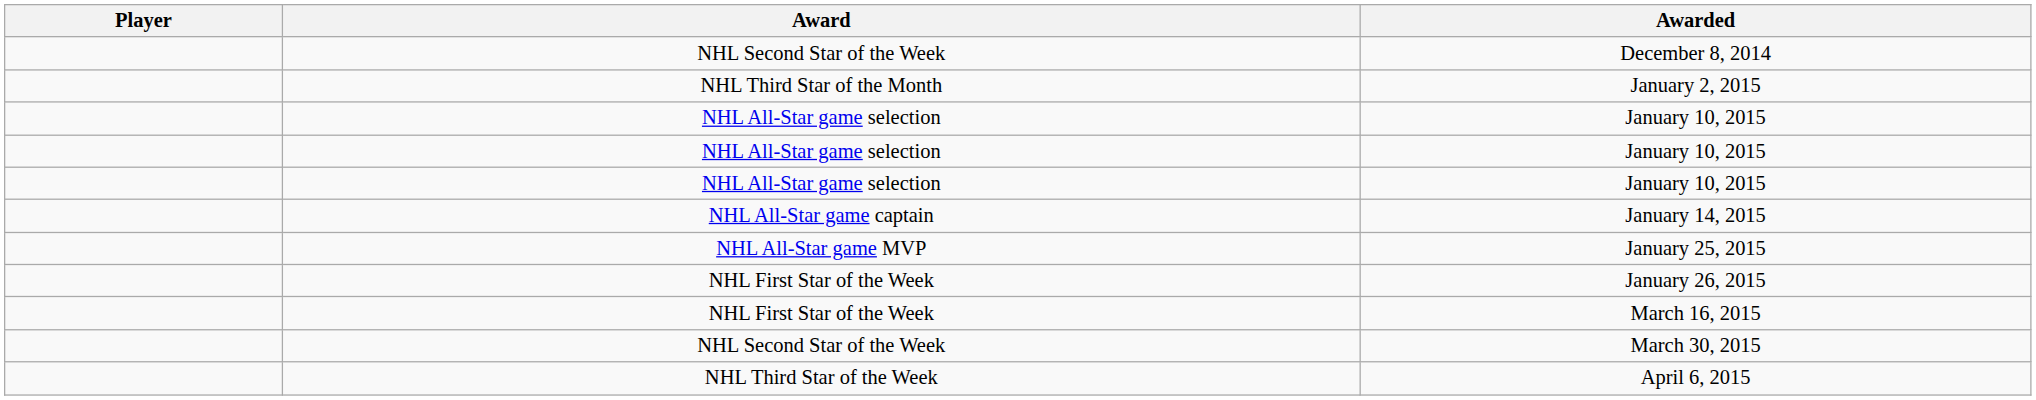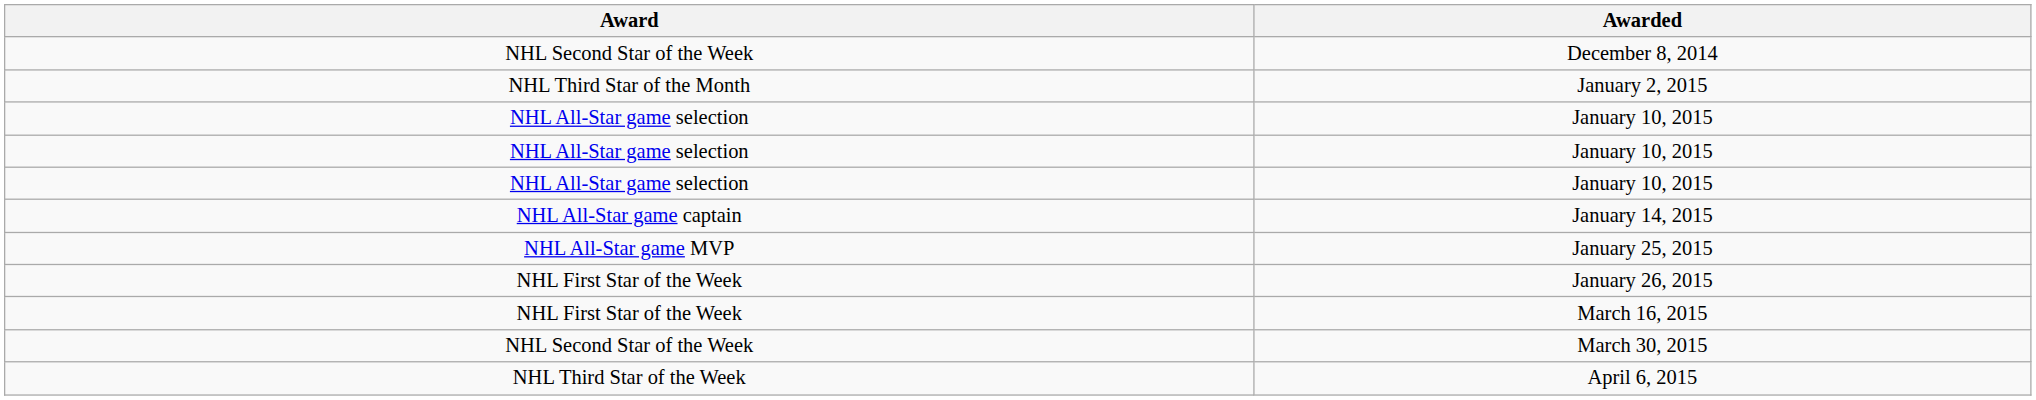- column: (143, 20)
